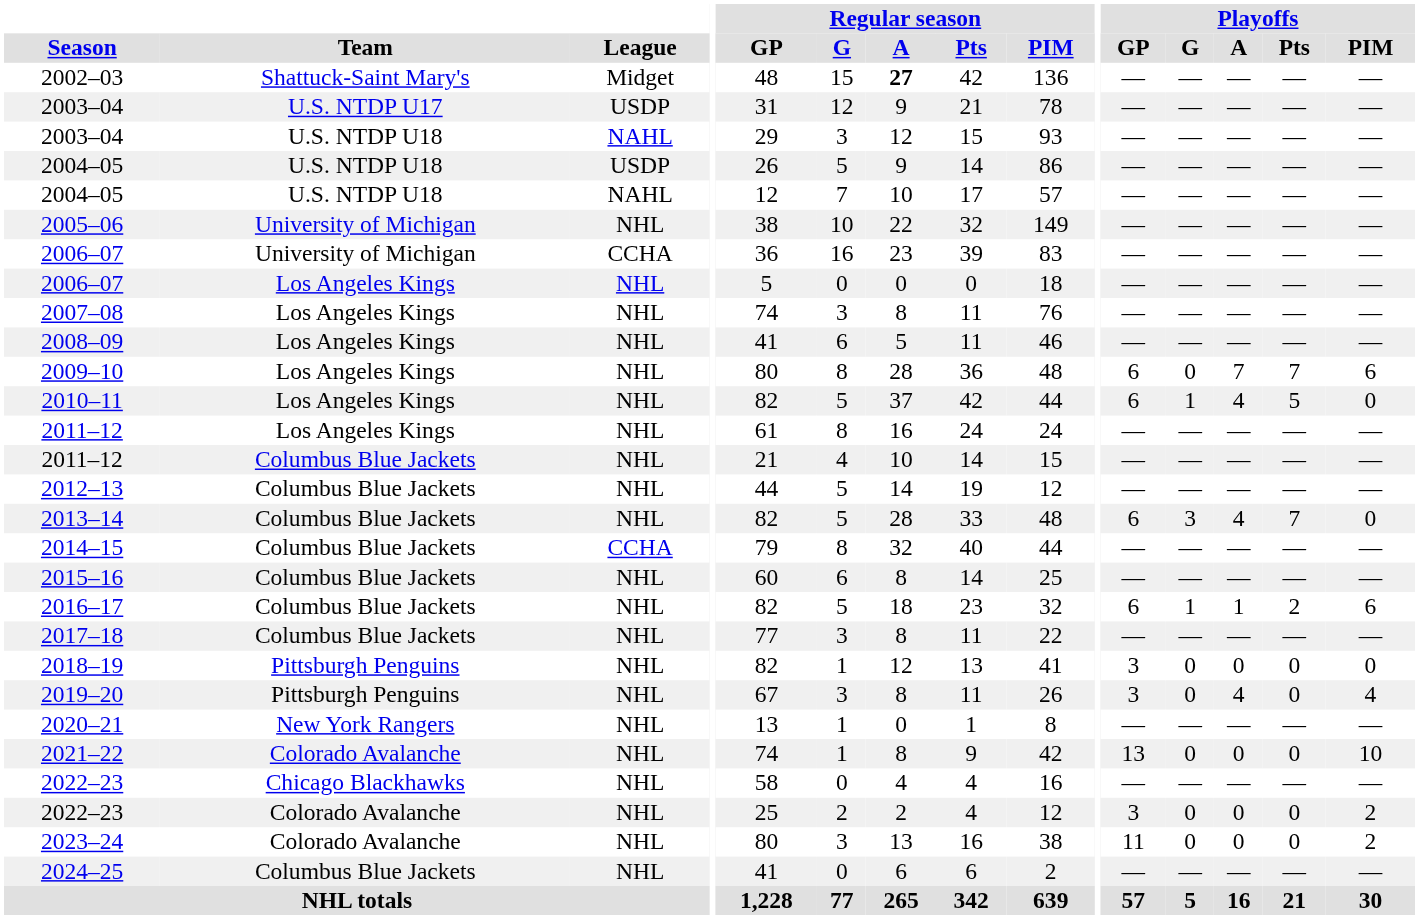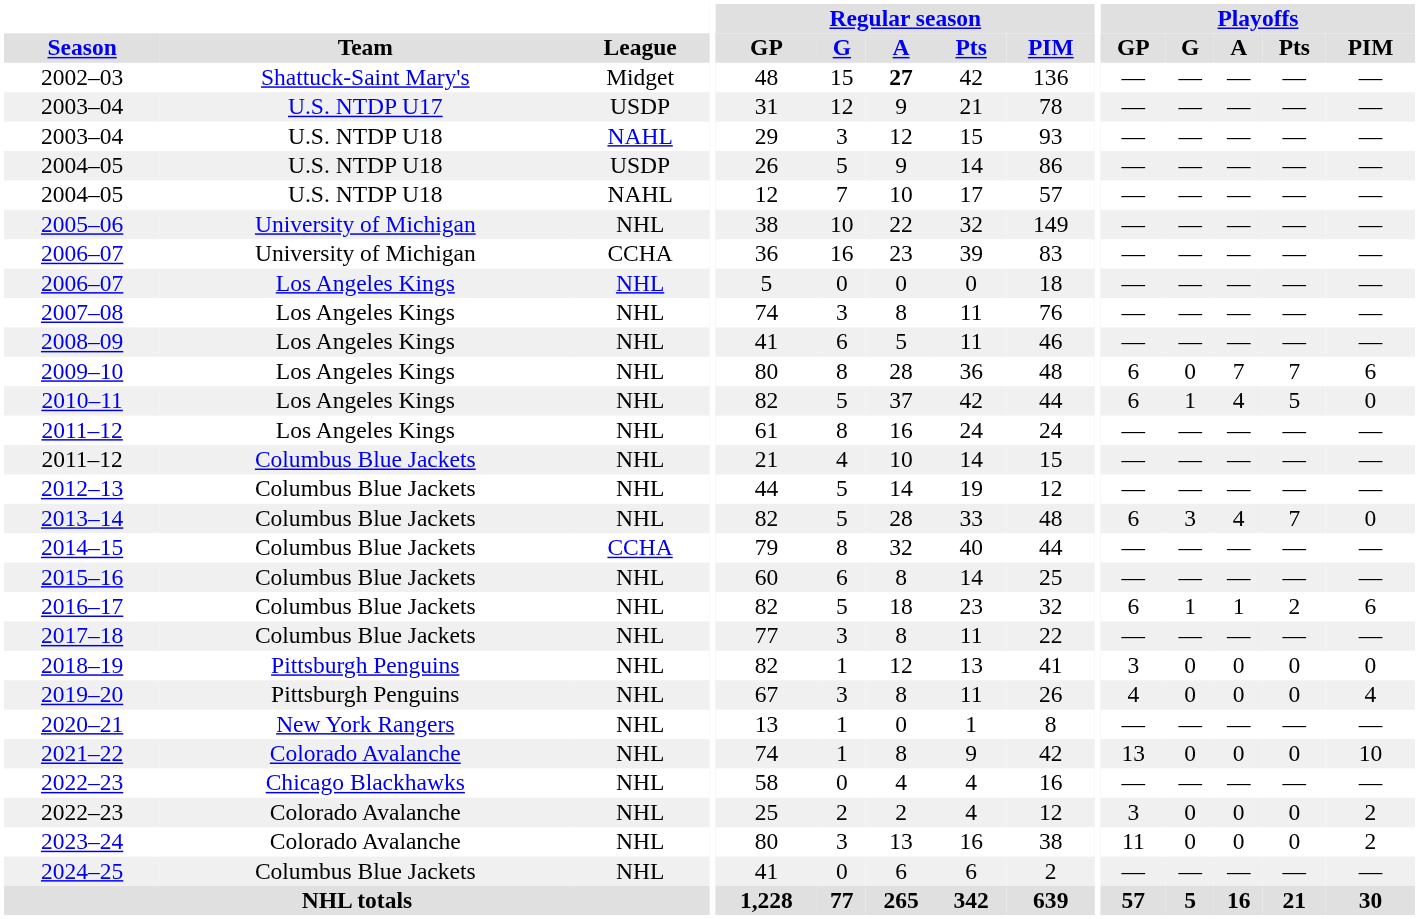(1133, 694) 3 -> (1133, 694) 4
(1239, 694) 4 -> (1239, 694) 0
